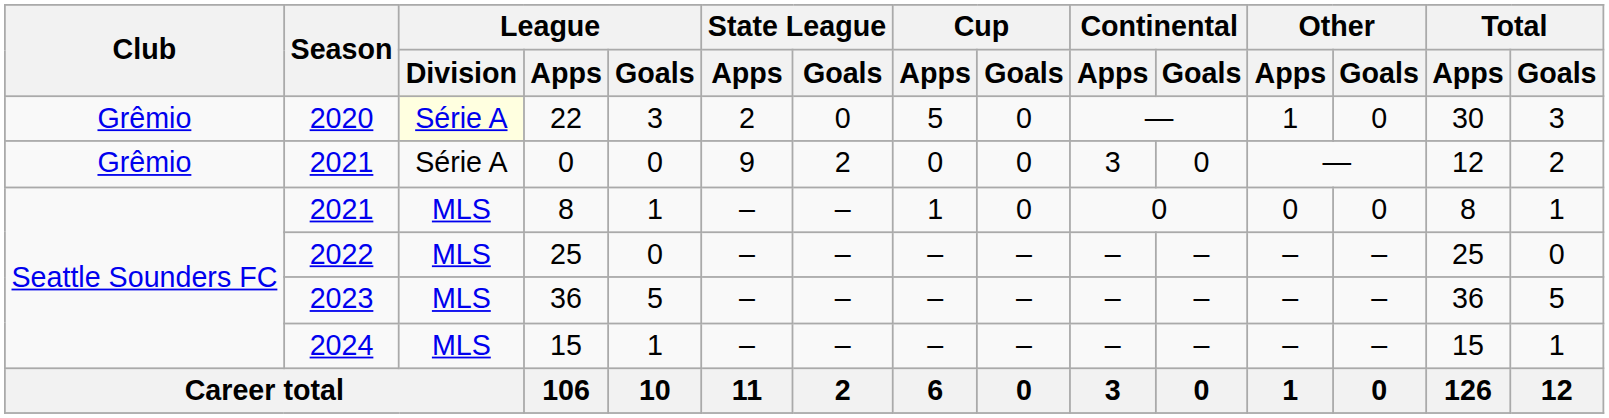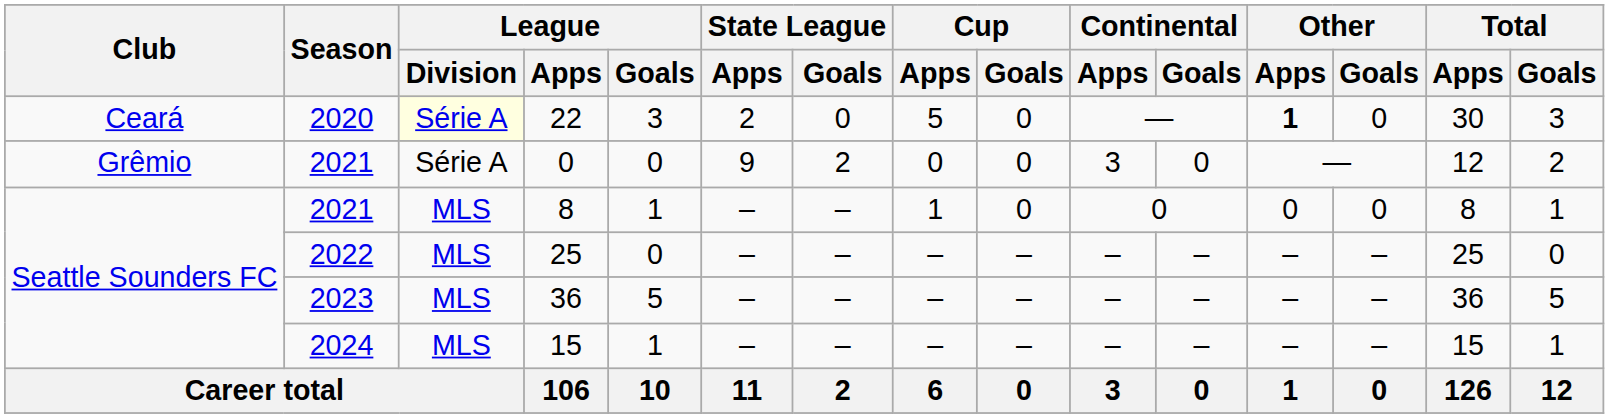(144, 118) Grêmio -> (144, 118) Ceará
(1290, 118) normal -> (1290, 118) bold
